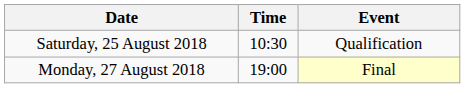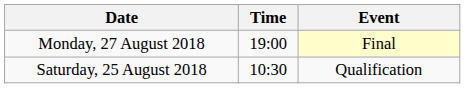rows swapped: (122, 43) <-> (122, 69)
